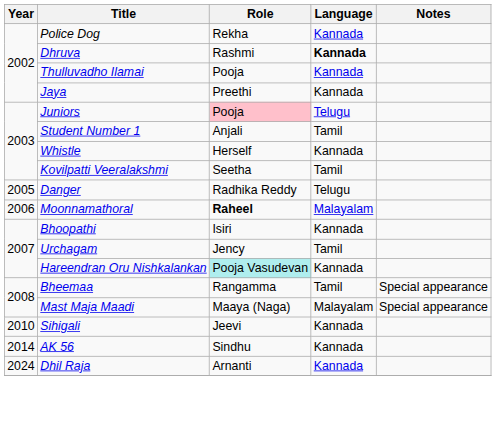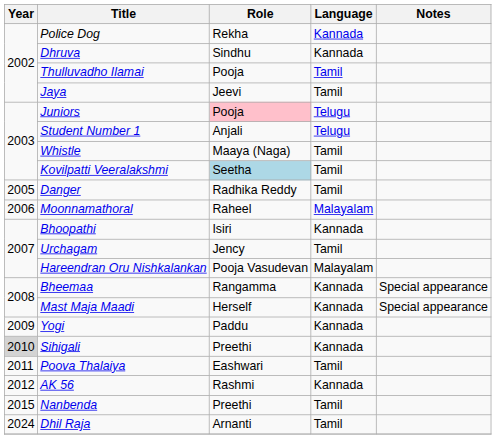(233, 53) Rashmi -> (232, 53) Sindhu
(340, 53) bold -> (338, 53) normal
(338, 72) Kannada -> (328, 72) Tamil
(232, 92) Preethi -> (227, 92) Jeevi
(338, 92) Kannada -> (328, 92) Tamil
(328, 131) Tamil -> (332, 131) Telugu
(232, 151) Herself -> (251, 151) Maaya (Naga)
(338, 151) Kannada -> (328, 151) Tamil
(232, 170) no background -> (232, 170) lightblue background
(332, 190) Telugu -> (328, 190) Tamil
(233, 209) bold -> (232, 209) normal
(260, 268) paleturquoise background -> (260, 268) no background
(338, 268) Kannada -> (344, 268) Malayalam
(328, 287) Tamil -> (338, 287) Kannada
(251, 307) Maaya (Naga) -> (232, 307) Herself
(344, 307) Malayalam -> (338, 307) Kannada
+ row: (52, 326)
(21, 326) no background -> (21, 346) lightgrey background
(227, 326) Jeevi -> (232, 346) Preethi
+ row: (83, 365)
(21, 346) 2014 -> (21, 385) 2012
(232, 346) Sindhu -> (233, 385) Rashmi
+ row: (69, 405)
(338, 365) Kannada -> (328, 424) Tamil
